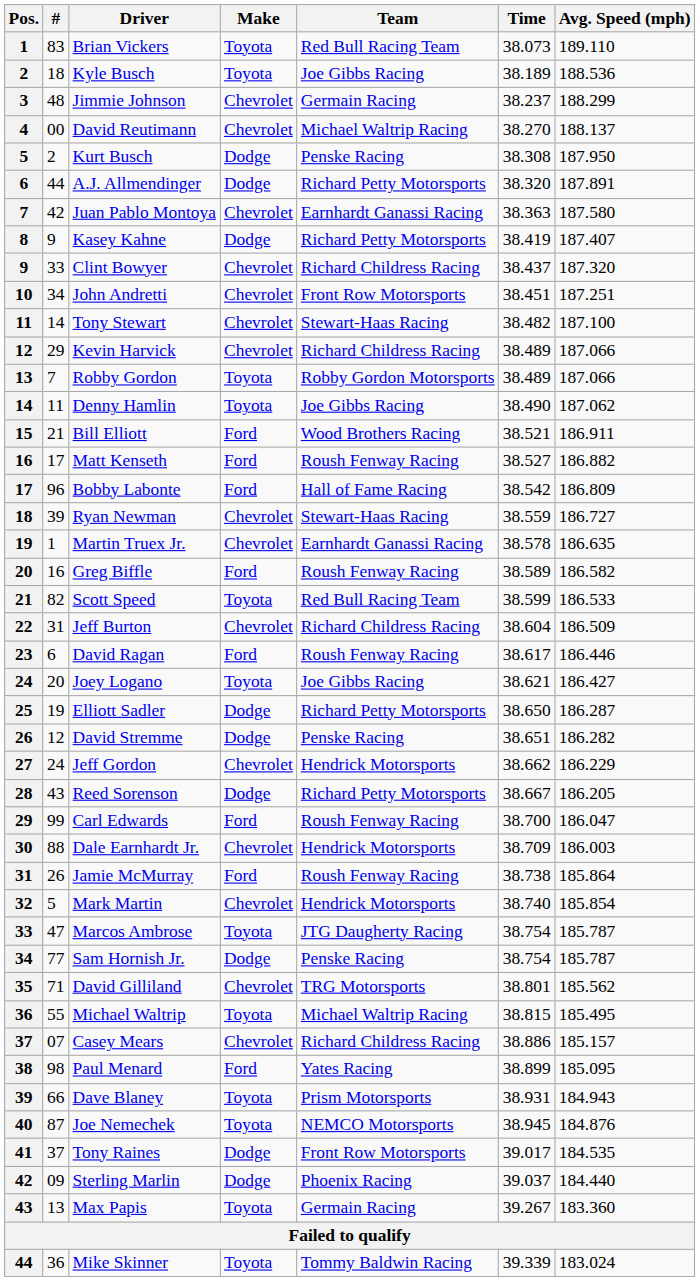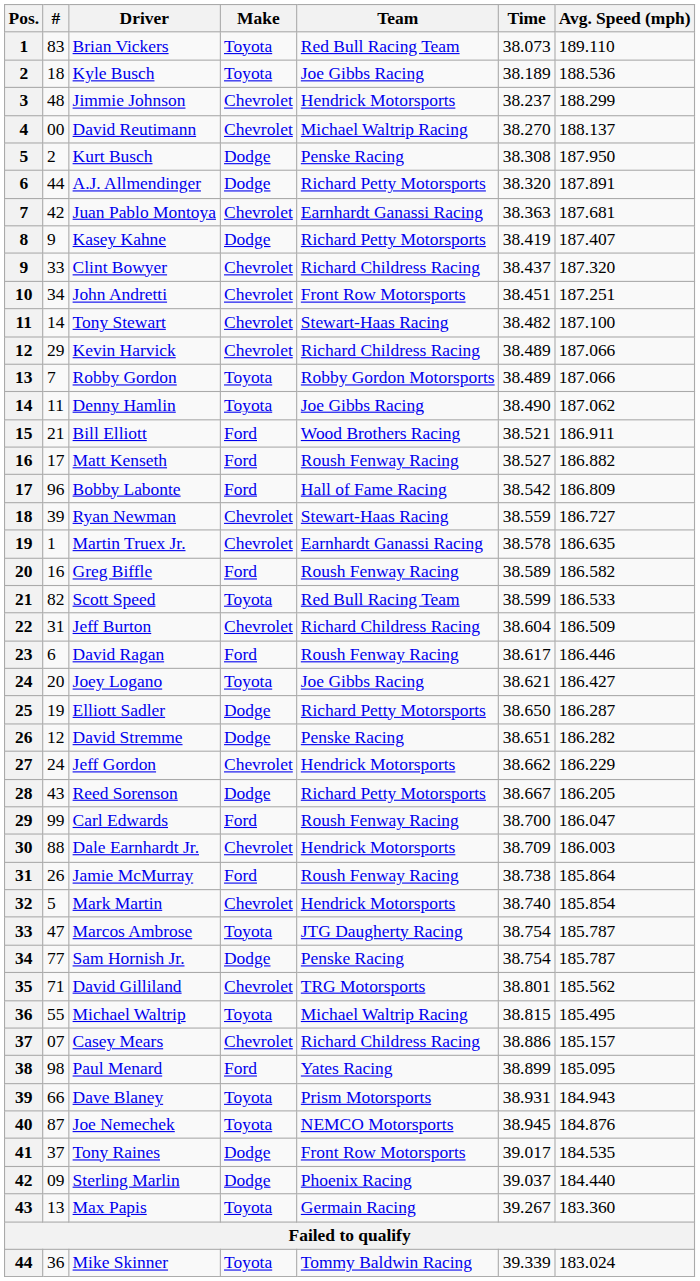(358, 101) Germain Racing -> (378, 101) Hendrick Motorsports
(587, 211) 187.580 -> (587, 211) 187.681
